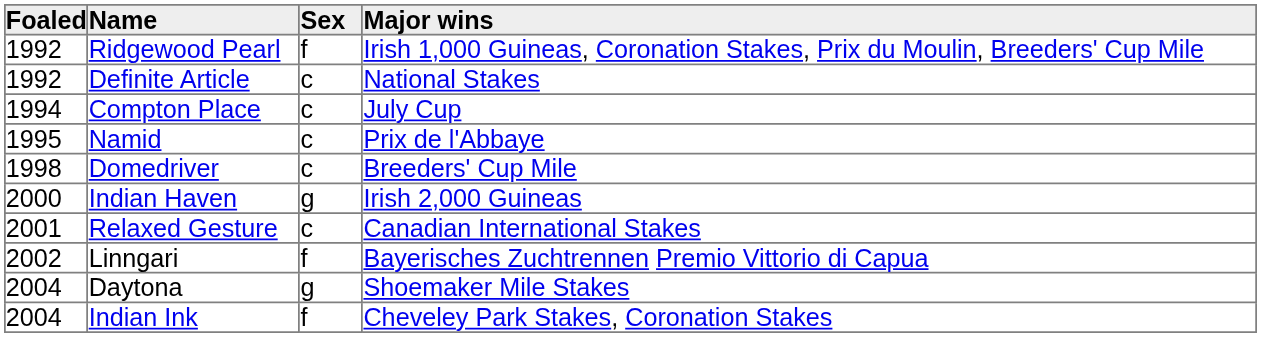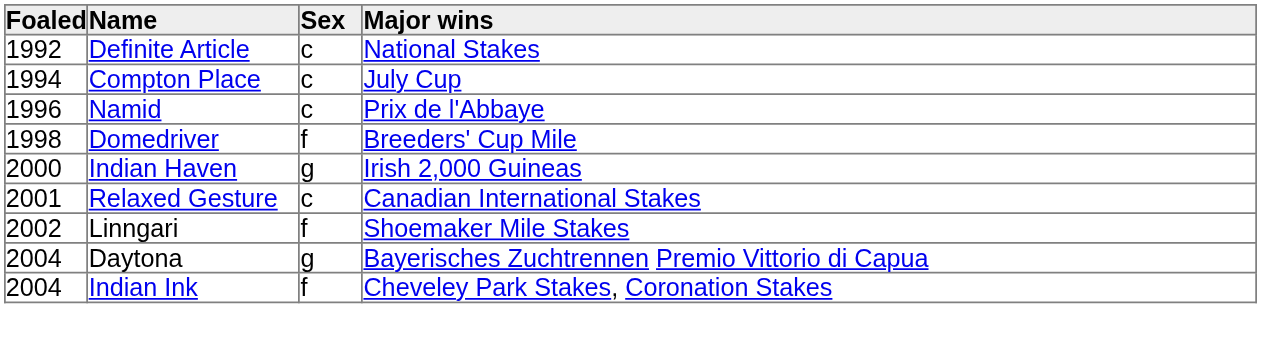- row: (185, 50)
(34, 139) 1995 -> (34, 109) 1996
(307, 168) c -> (304, 139) f
(646, 258) Bayerisches Zuchtrennen Premio Vittorio di Capua -> (496, 228) Shoemaker Mile Stakes
(496, 288) Shoemaker Mile Stakes -> (646, 258) Bayerisches Zuchtrennen Premio Vittorio di Capua
